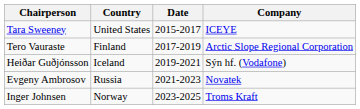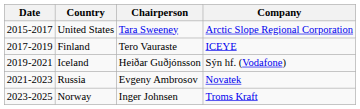columns swapped: (178, 12) <-> (48, 12)
(221, 29) ICEYE -> (279, 29) Arctic Slope Regional Corporation
(279, 46) Arctic Slope Regional Corporation -> (221, 46) ICEYE
